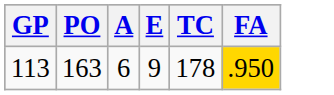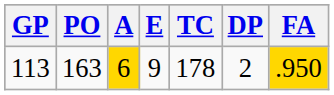+ column: (245, 25)
(124, 67) no background -> (124, 67) gold background
